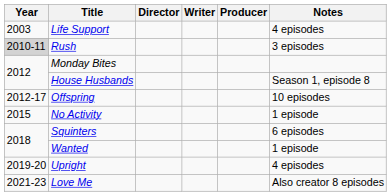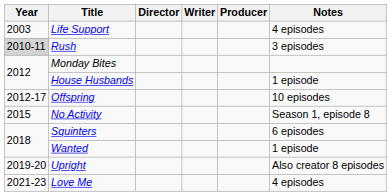(321, 81) Season 1, episode 8 -> (295, 81) 1 episode
(295, 115) 1 episode -> (321, 115) Season 1, episode 8
(298, 166) 4 episodes -> (328, 166) Also creator 8 episodes
(328, 183) Also creator 8 episodes -> (298, 183) 4 episodes
